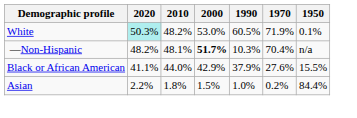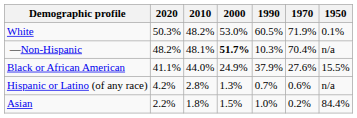(144, 31) paleturquoise background -> (167, 31) no background
(211, 68) 42.9% -> (234, 68) 24.9%
+ row: (77, 86)
